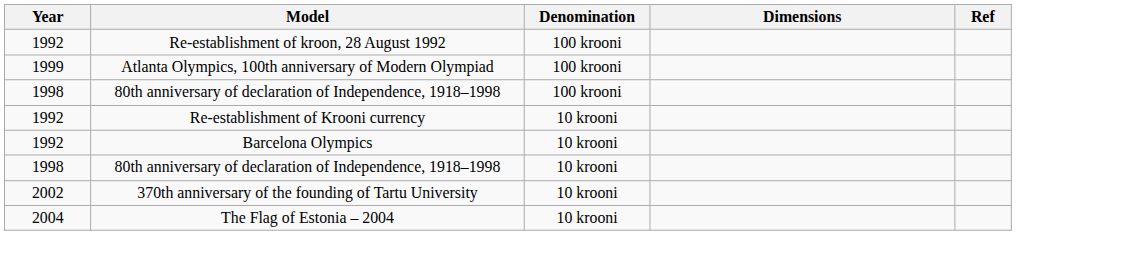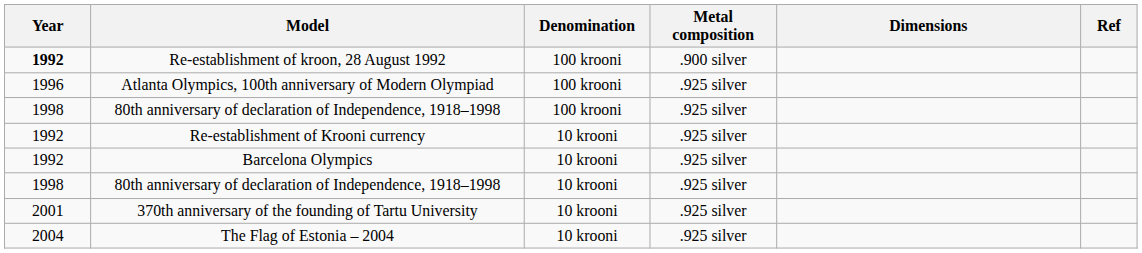+ column: (713, 25)
(48, 42) normal -> (48, 60) bold
(48, 67) 1999 -> (48, 85) 1996
(48, 192) 2002 -> (48, 210) 2001
